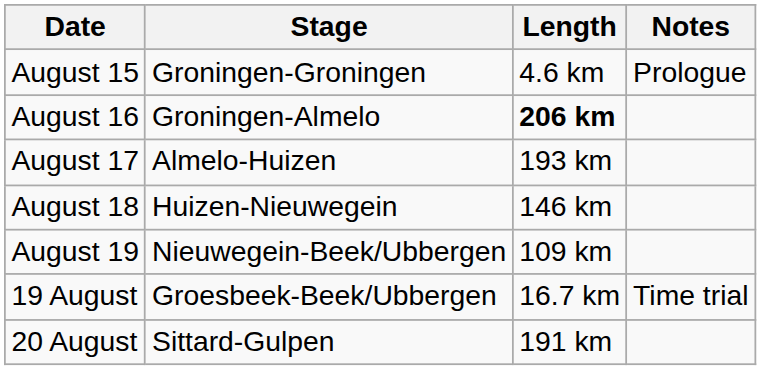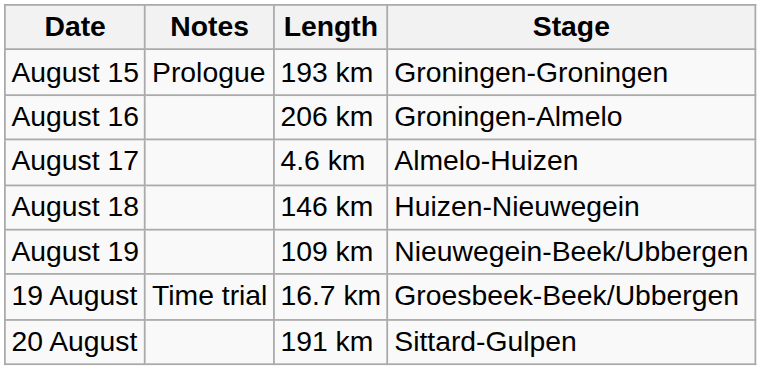columns swapped: (329, 26) <-> (691, 26)
(562, 71) 4.6 km -> (327, 71) 193 km
(567, 116) bold -> (327, 116) normal
(566, 161) 193 km -> (323, 161) 4.6 km
